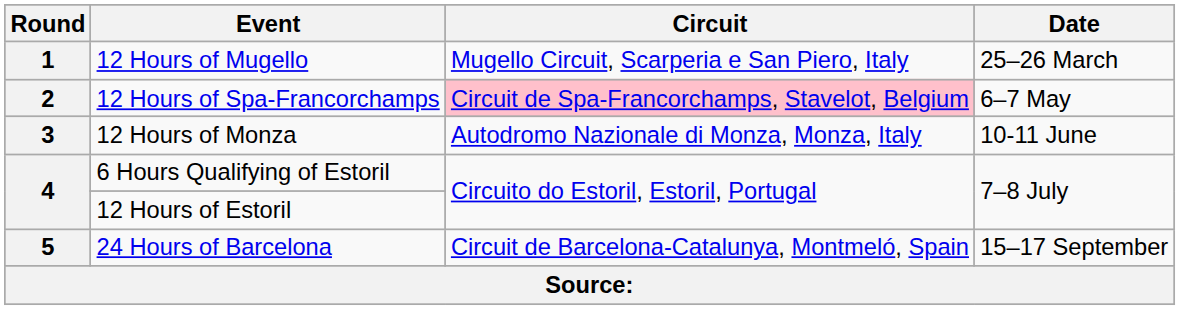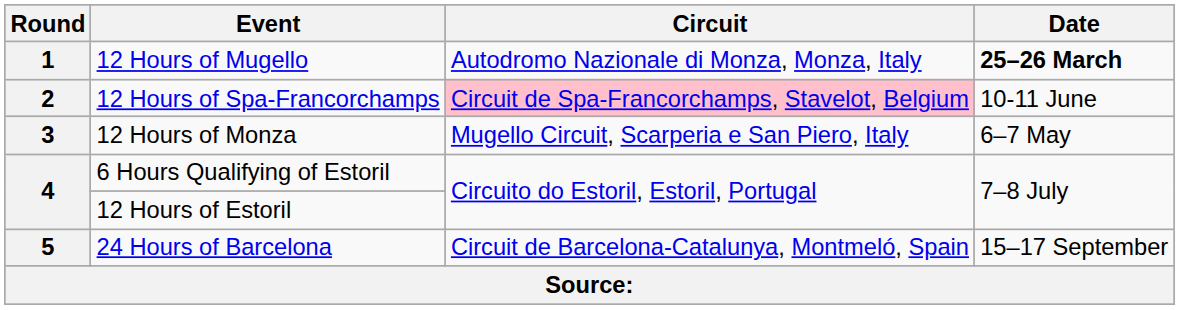(680, 60) Mugello Circuit, Scarperia e San Piero, Italy -> (686, 60) Autodromo Nazionale di Monza, Monza, Italy
(1049, 60) normal -> (1051, 60) bold
(1026, 98) 6–7 May -> (1038, 98) 10-11 June
(686, 135) Autodromo Nazionale di Monza, Monza, Italy -> (680, 135) Mugello Circuit, Scarperia e San Piero, Italy
(1038, 135) 10-11 June -> (1026, 135) 6–7 May
